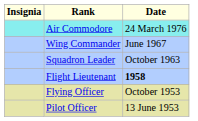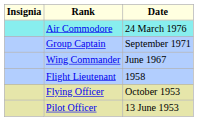+ row: (76, 44)
- row: (81, 60)
(135, 76) bold -> (135, 76) normal
